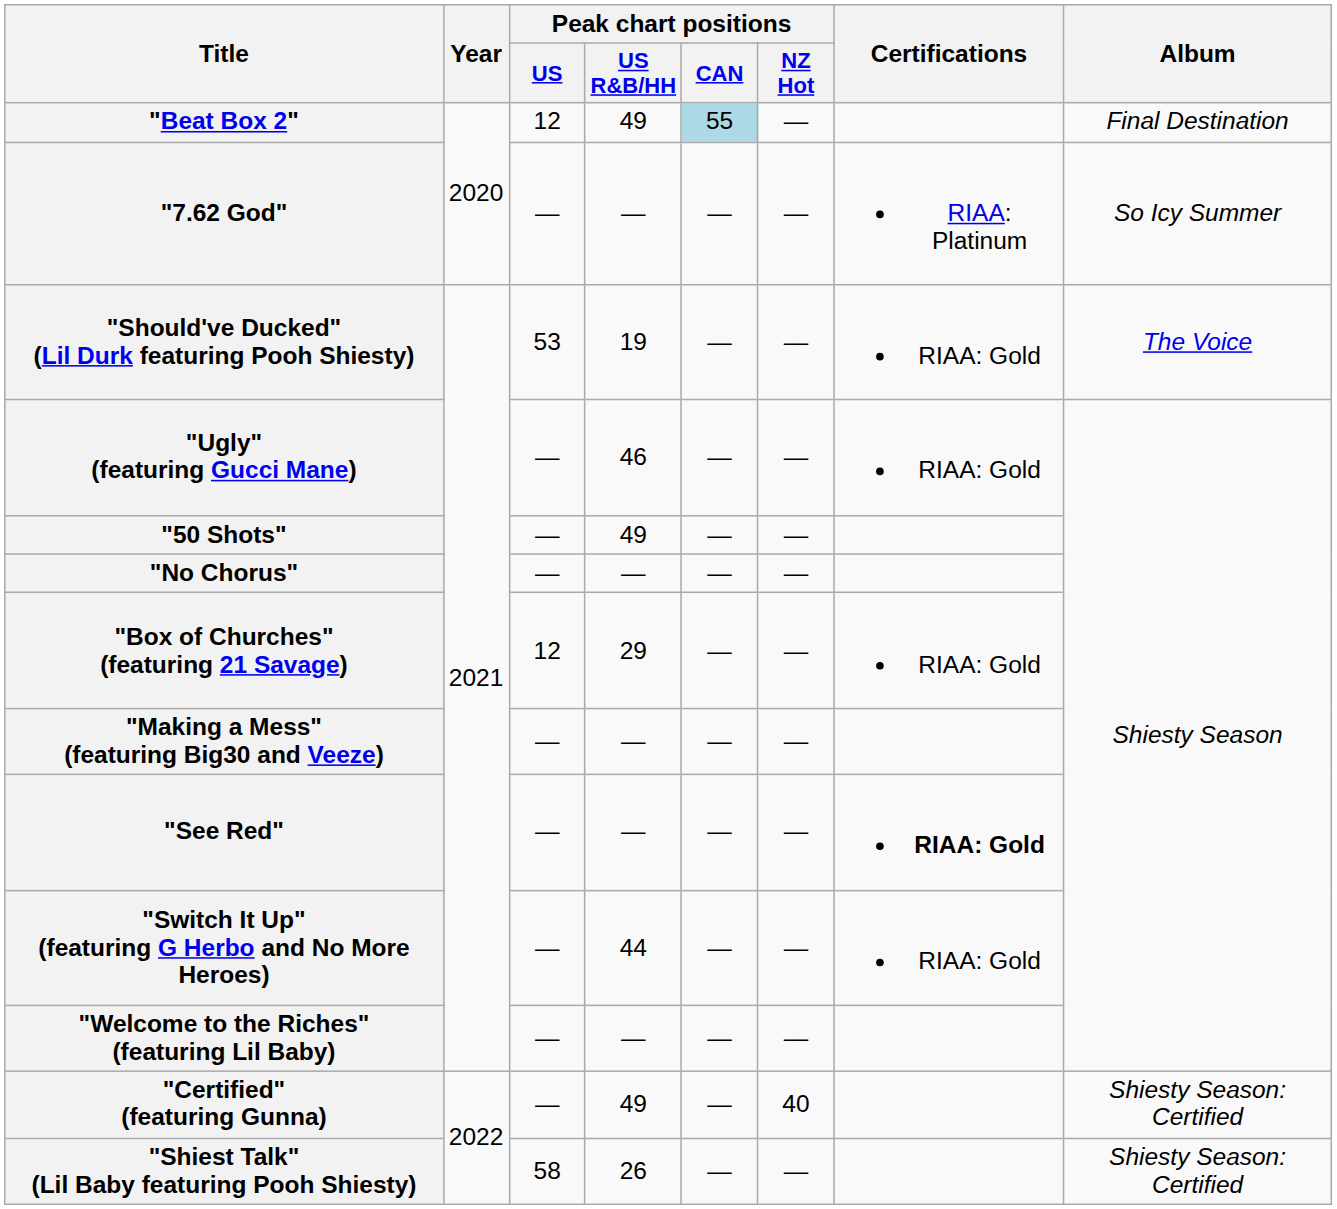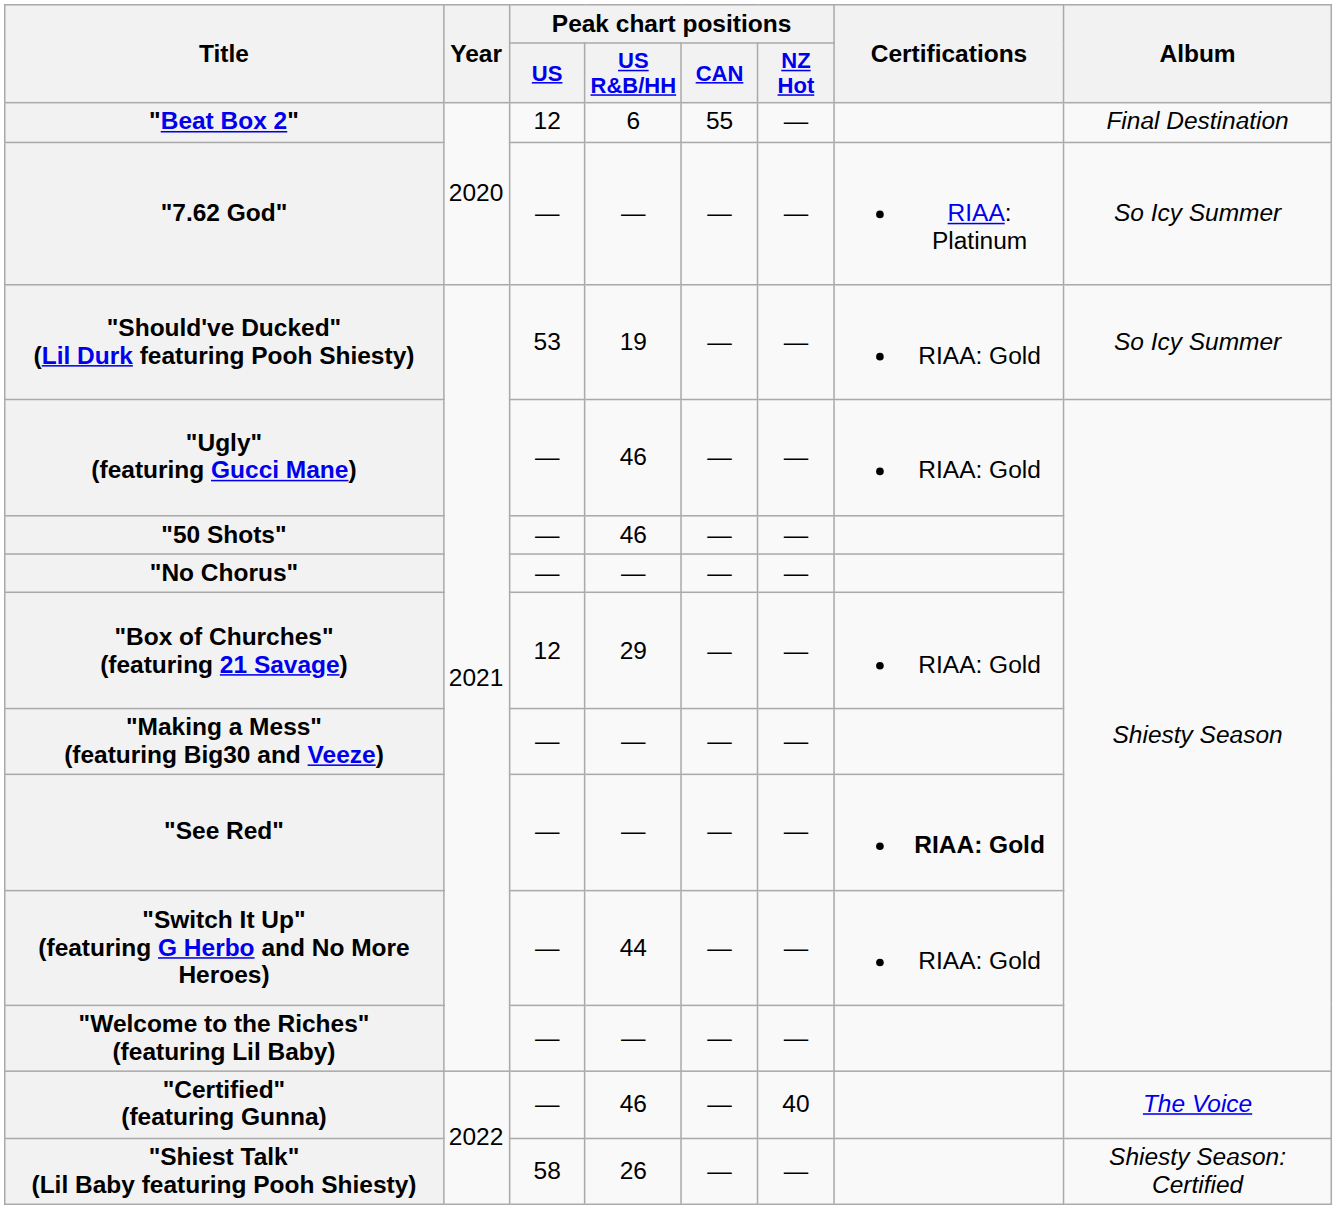(633, 122) 49 -> (633, 122) 6
(720, 122) lightblue background -> (720, 122) no background
(1198, 341) The Voice -> (1198, 341) So Icy Summer
(633, 534) 49 -> (633, 534) 46
(633, 1104) 49 -> (633, 1104) 46
(1198, 1104) Shiesty Season: Certified -> (1198, 1104) The Voice
